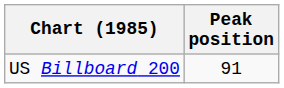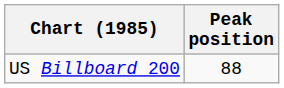(231, 69) 91 -> (231, 69) 88
